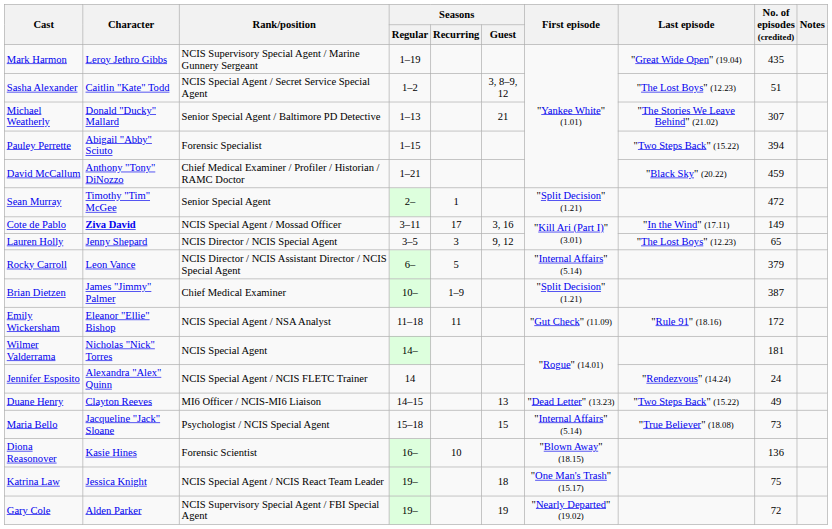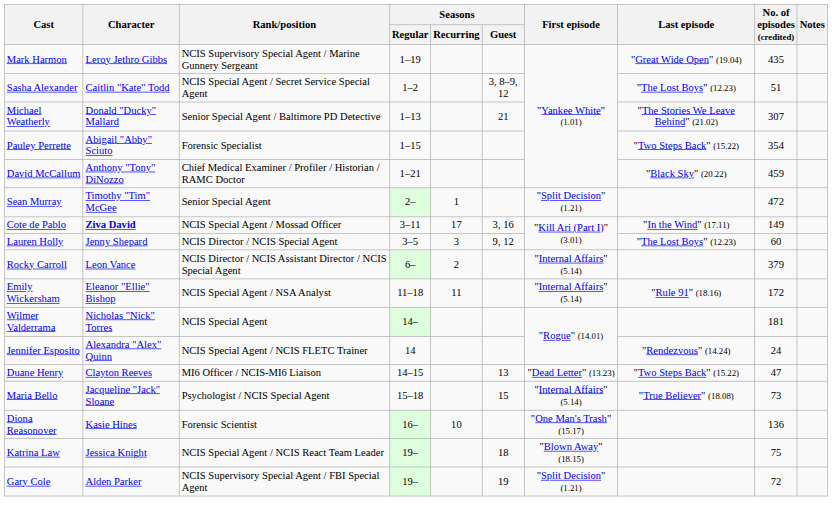(776, 145) 394 -> (776, 145) 354
(776, 241) 65 -> (776, 241) 60
(456, 264) 5 -> (456, 264) 2
- row: (36, 293)
(571, 321) "Gut Check" (11.09) -> (571, 293) "Internal Affairs" (5.14)
(776, 401) 49 -> (776, 373) 47
(571, 453) "Blown Away" (18.15) -> (571, 424) "One Man's Trash" (15.17)
(571, 481) "One Man's Trash" (15.17) -> (571, 453) "Blown Away" (18.15)
(571, 510) "Nearly Departed" (19.02) -> (571, 481) "Split Decision" (1.21)
